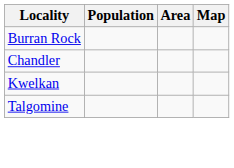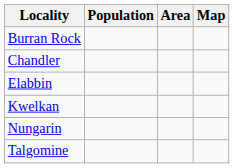+ row: (30, 83)
+ row: (35, 128)
